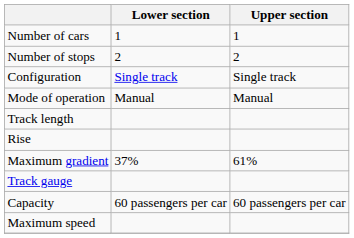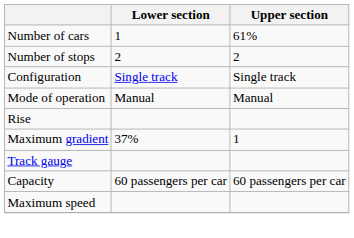(236, 35) 1 -> (245, 35) 61%
- row: (41, 118)
(245, 160) 61% -> (236, 139) 1
